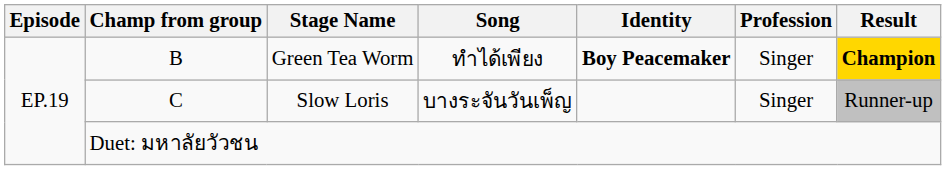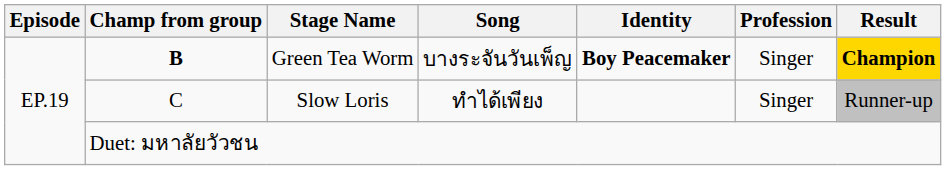(176, 58) normal -> (176, 58) bold
(498, 59) ทำได้เพียง -> (498, 59) บางระจันวันเพ็ญ
(498, 101) บางระจันวันเพ็ญ -> (498, 101) ทำได้เพียง
